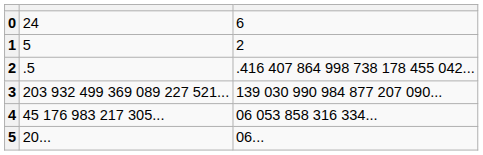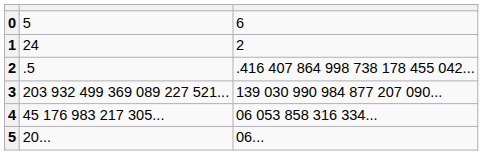(31, 22) 24 -> (27, 22) 5
(27, 45) 5 -> (31, 45) 24
